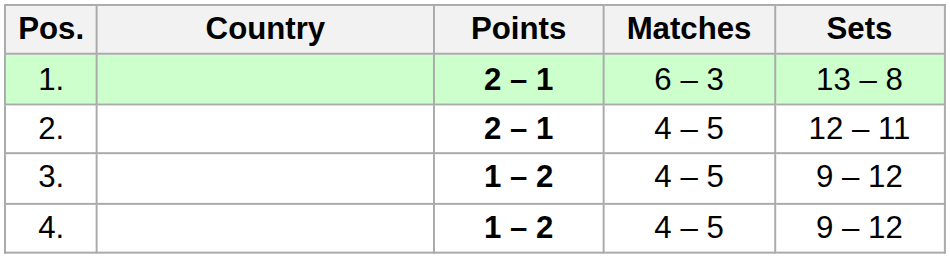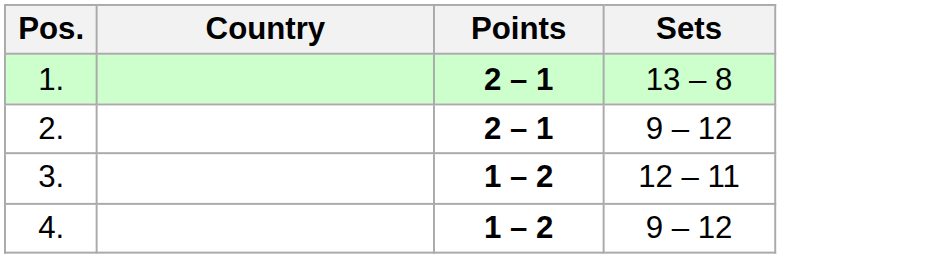- column: (689, 29)
(859, 128) 12 – 11 -> (689, 128) 9 – 12
(859, 177) 9 – 12 -> (689, 177) 12 – 11
